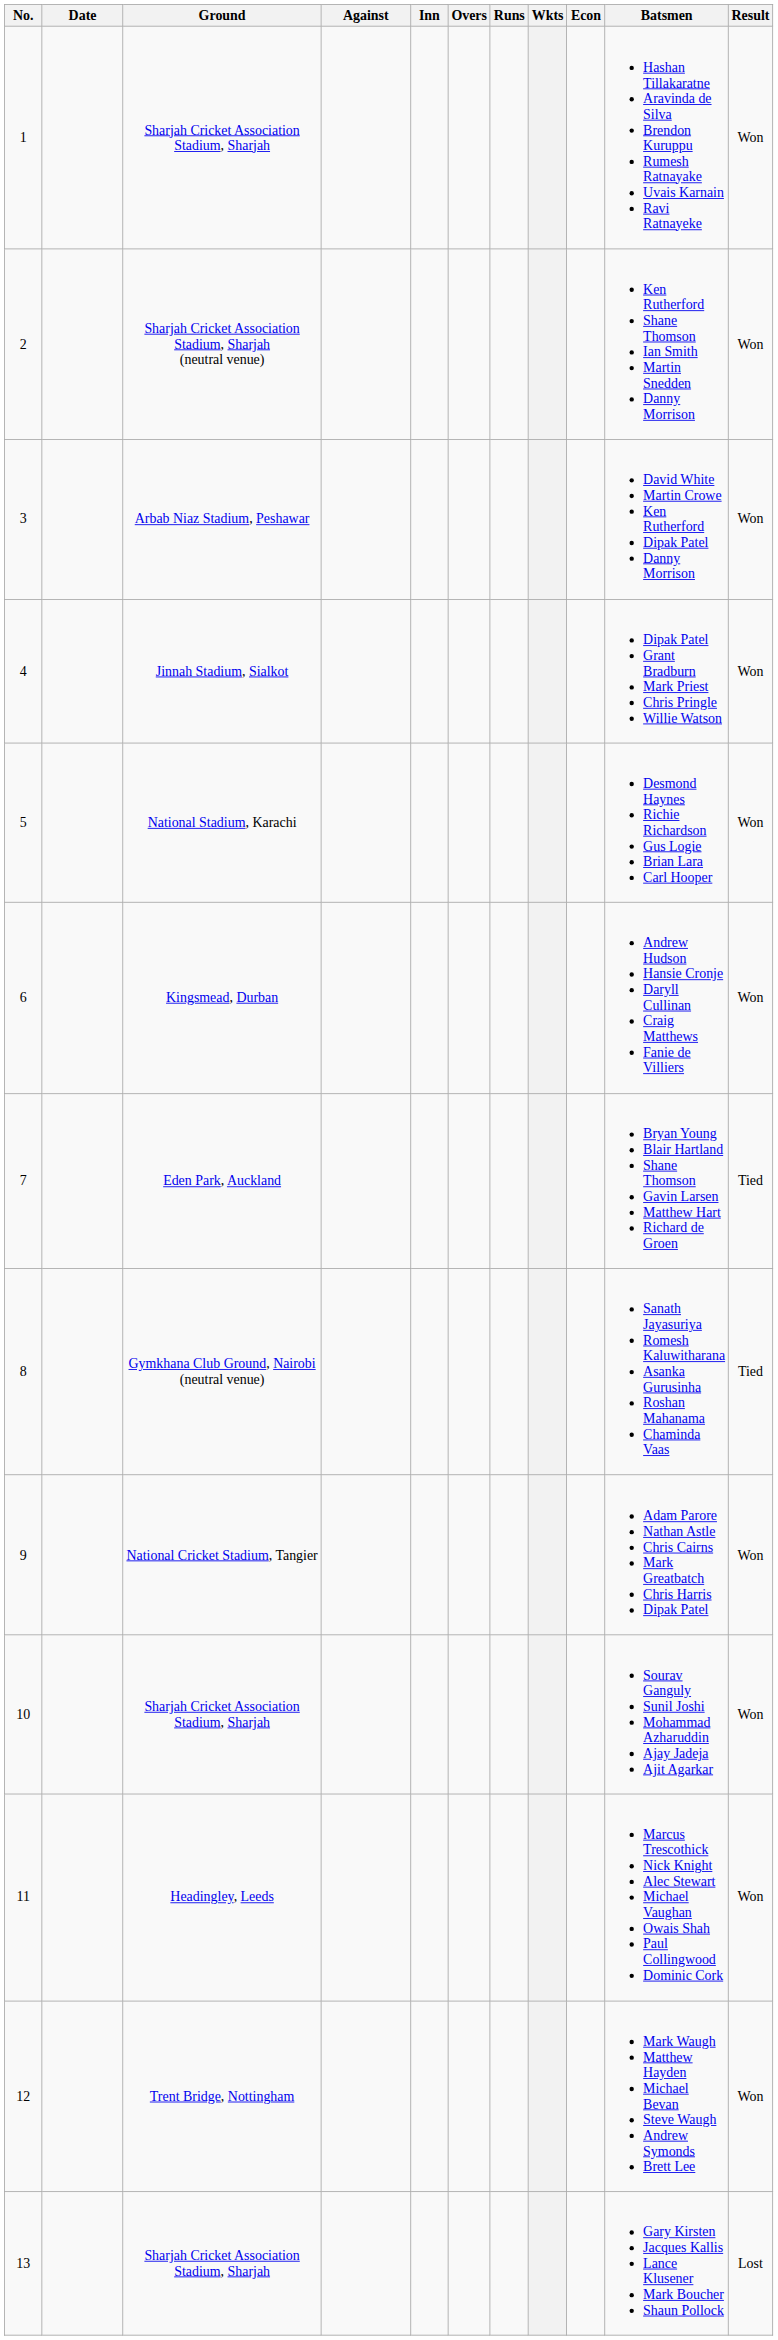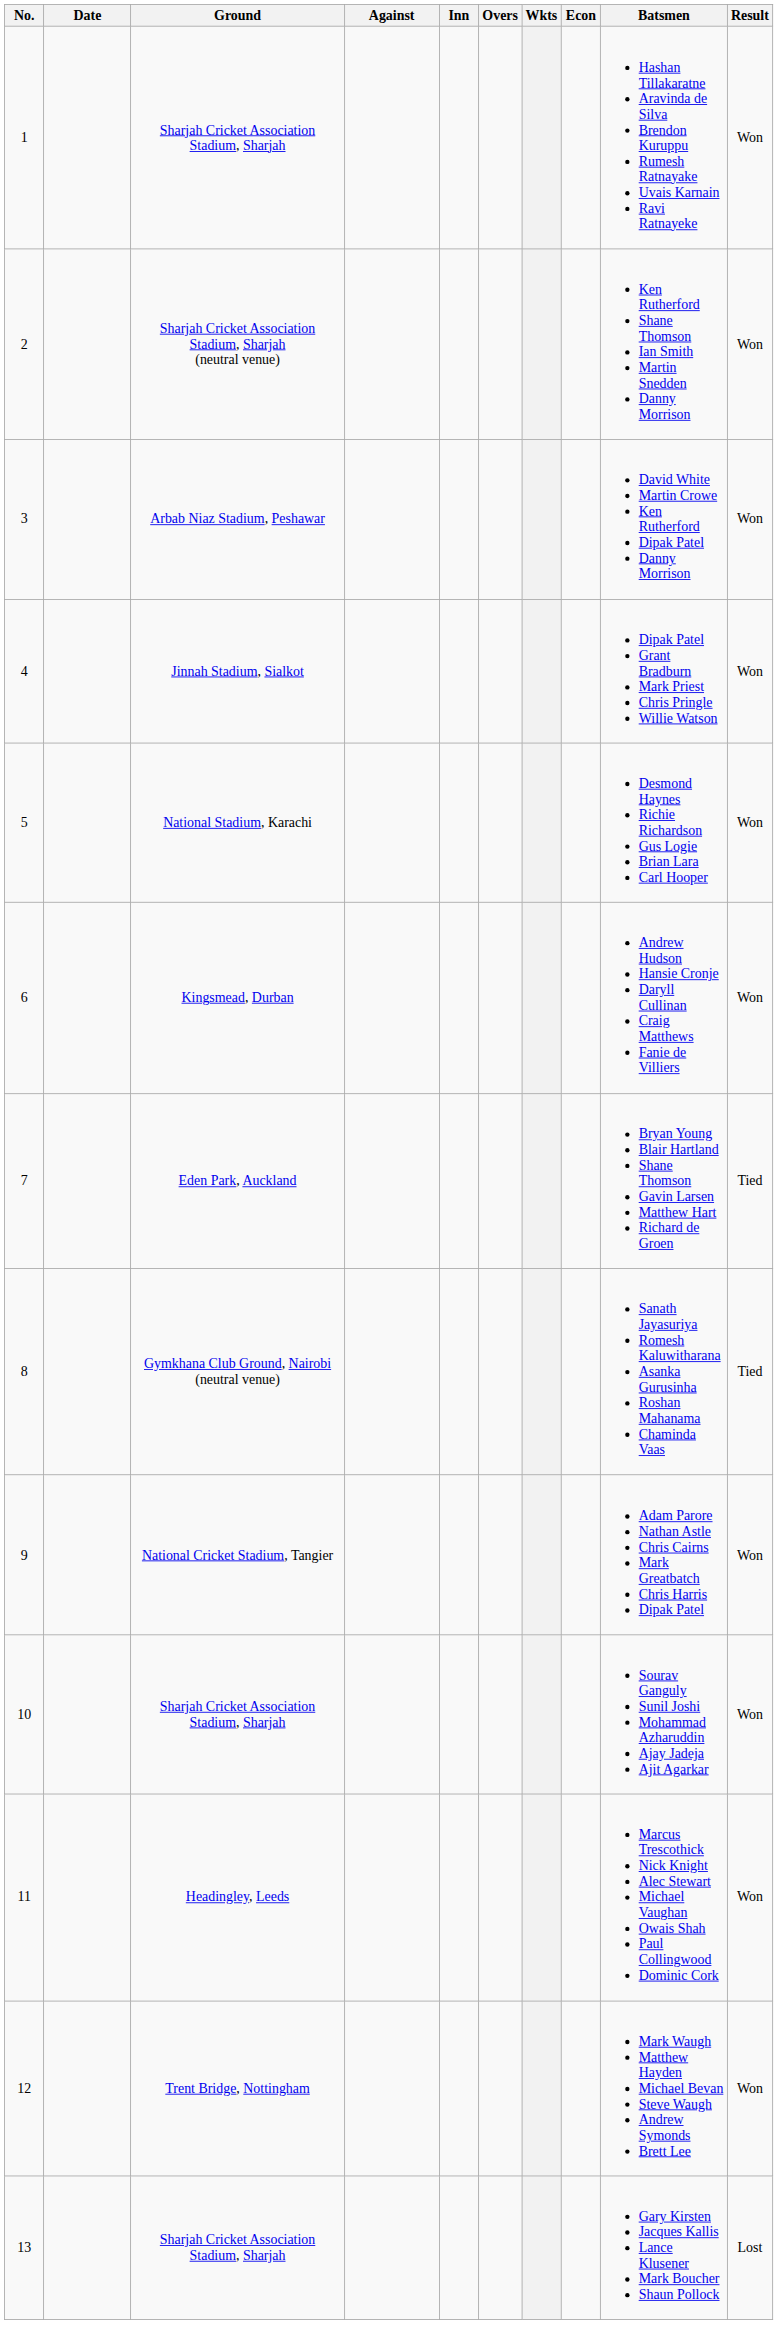- column: (509, 15)
